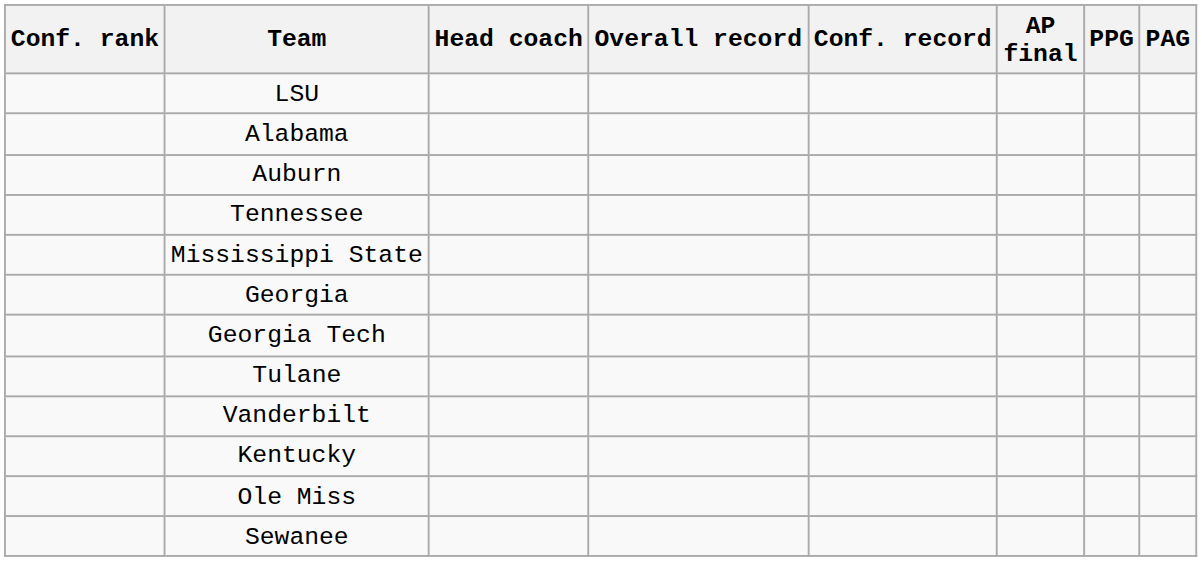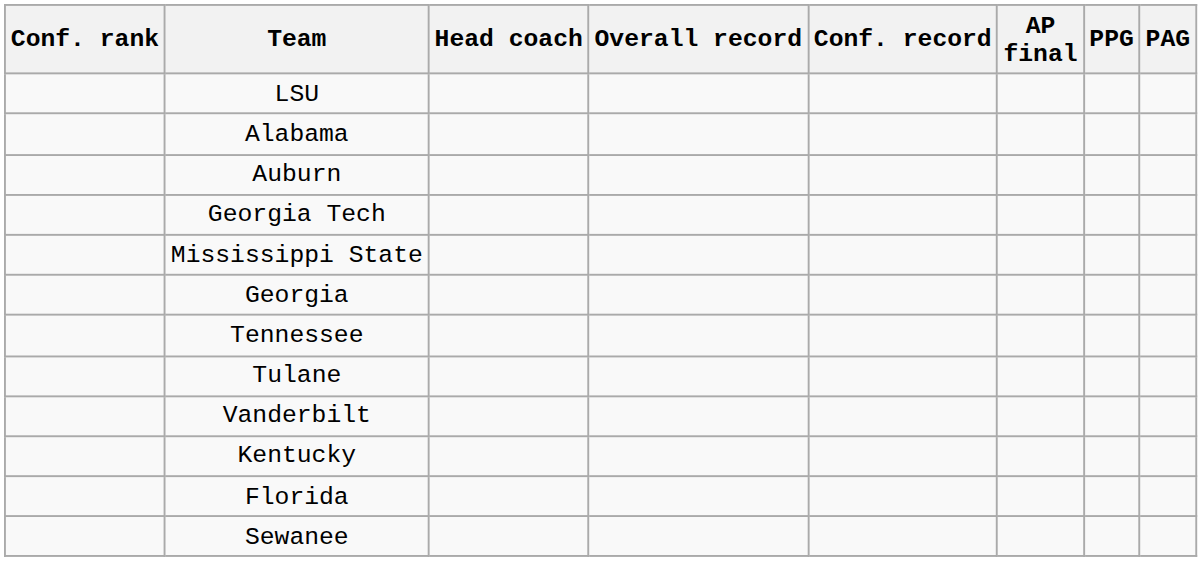rows swapped: (297, 215) <-> (297, 335)
+ row: (297, 496)
- row: (297, 496)
